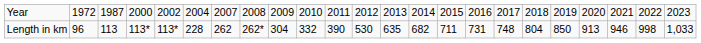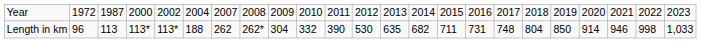(194, 29) 228 -> (194, 29) 188
(591, 29) 913 -> (591, 29) 914
